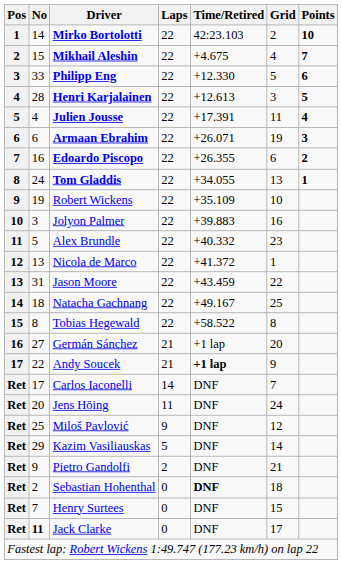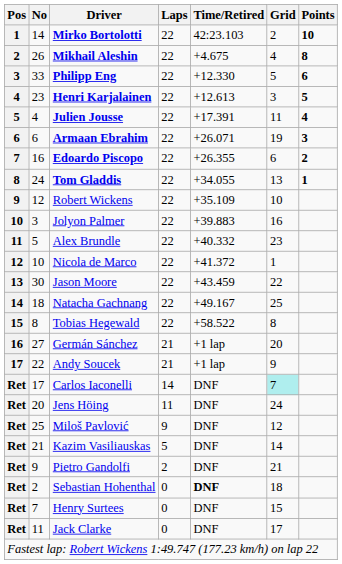(38, 56) 15 -> (38, 56) 26
(305, 56) 7 -> (305, 56) 8
(38, 97) 28 -> (38, 97) 23
(38, 199) 19 -> (38, 199) 12
(38, 261) 13 -> (38, 261) 10
(38, 282) 31 -> (38, 282) 30
(210, 364) bold -> (209, 364) normal
(273, 384) no background -> (273, 384) paleturquoise background
(38, 446) 29 -> (38, 446) 21
(38, 528) bold -> (38, 528) normal
